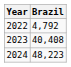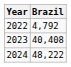(48, 55) 48,223 -> (48, 55) 48,222
